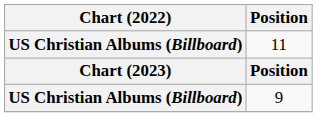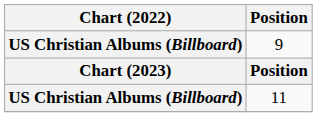rows swapped: (279, 44) <-> (279, 97)
